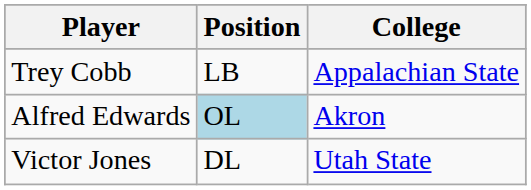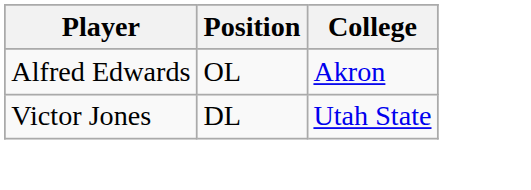- row: (71, 71)
(222, 116) lightblue background -> (222, 71) no background
